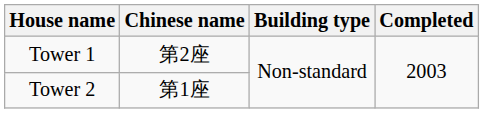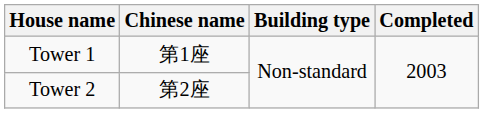(185, 53) 第2座 -> (185, 53) 第1座
(185, 89) 第1座 -> (185, 89) 第2座
